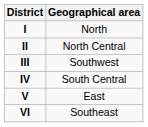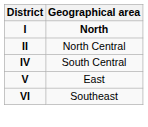(94, 29) normal -> (94, 29) bold
- row: (25, 63)
